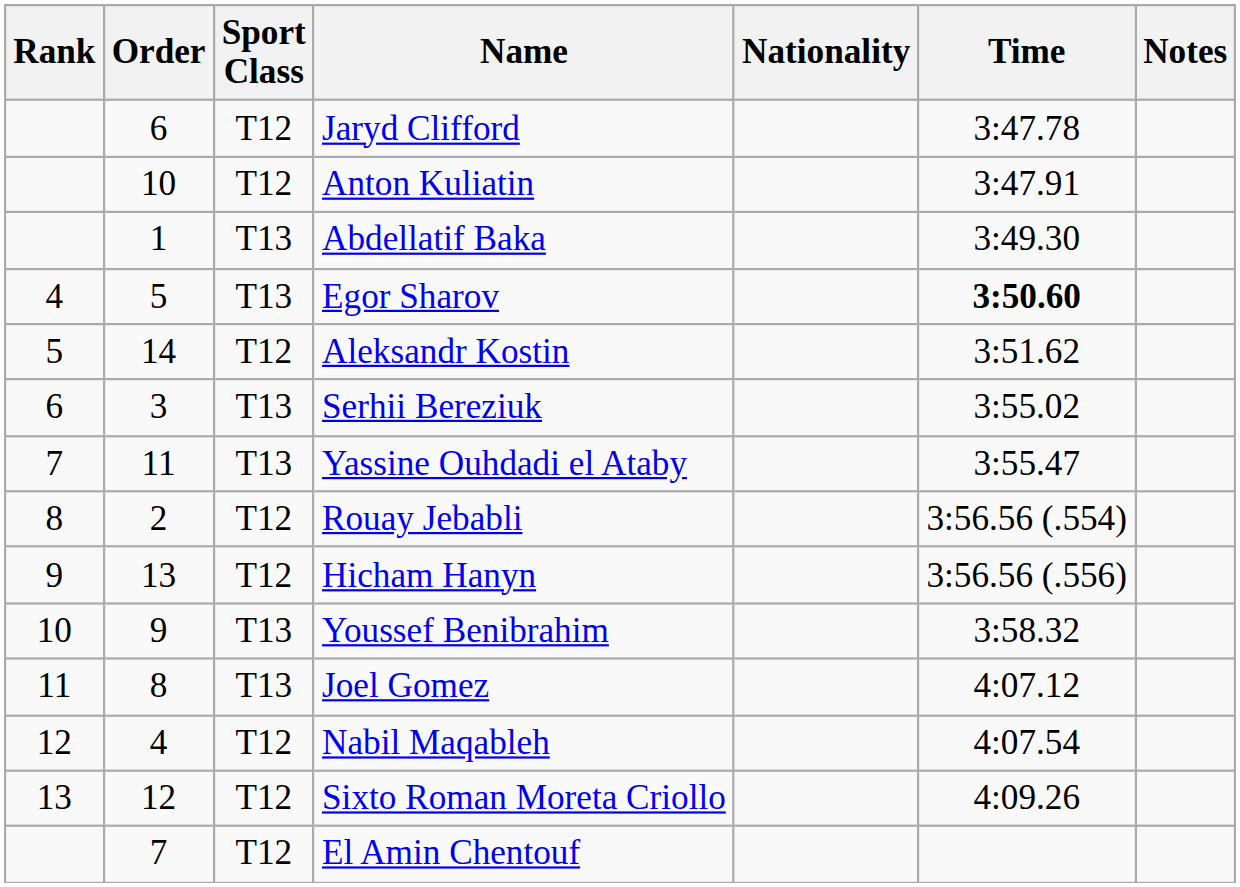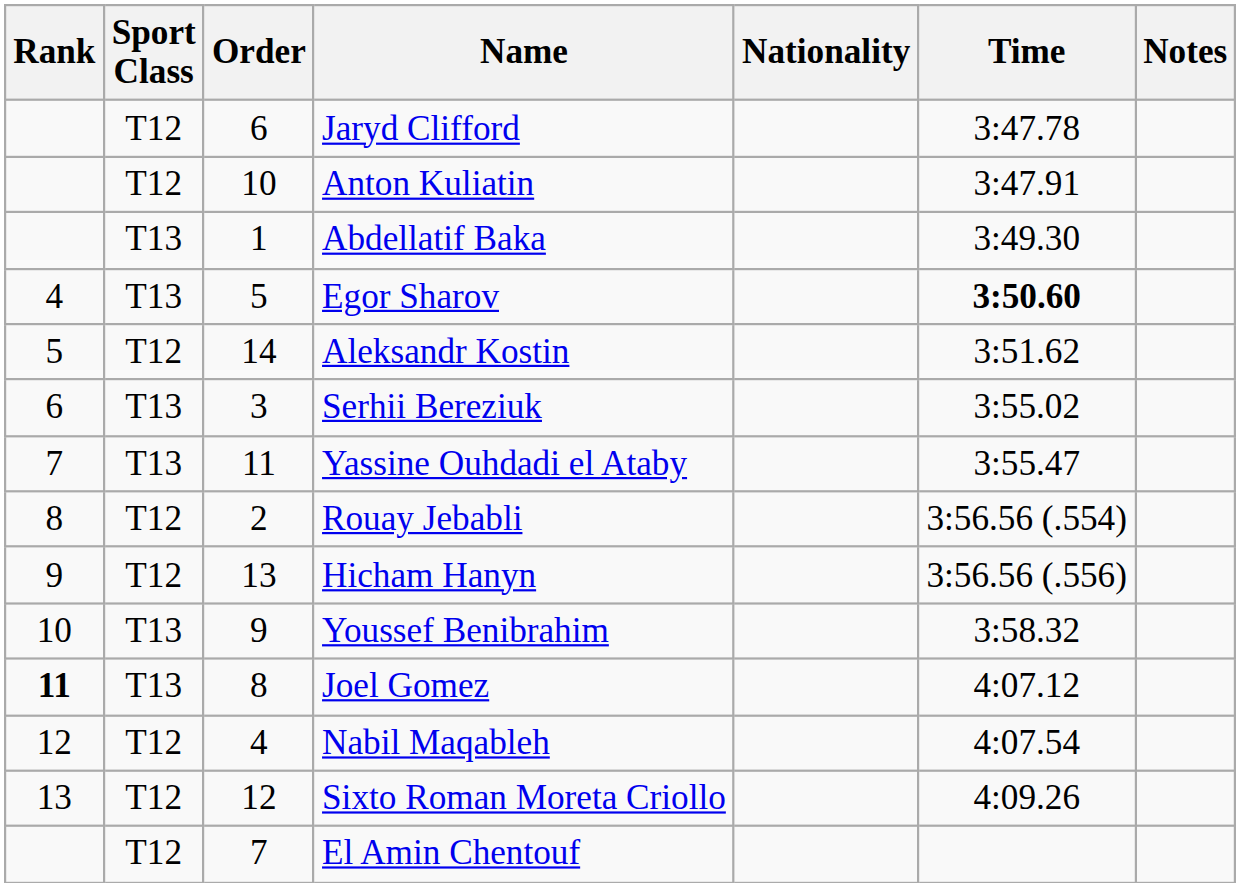columns swapped: (159, 52) <-> (264, 52)
(54, 686) normal -> (54, 686) bold
